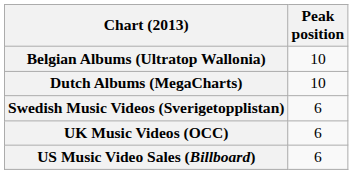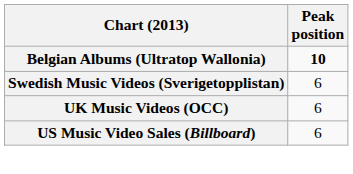(318, 58) normal -> (318, 58) bold
- row: (146, 83)
